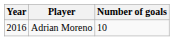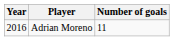(102, 28) 10 -> (102, 28) 11
